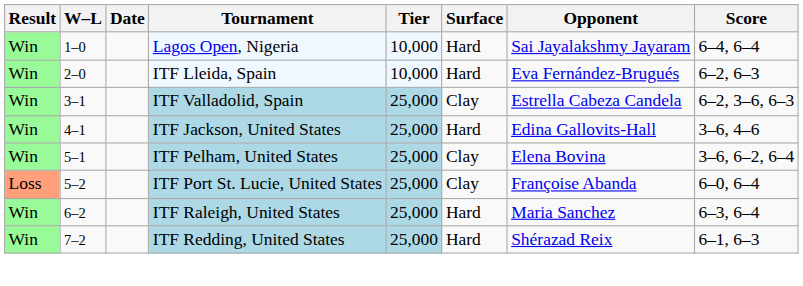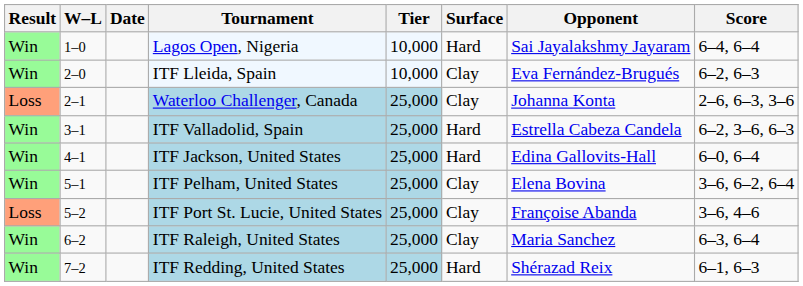(463, 73) Hard -> (462, 73) Clay
+ row: (255, 101)
(462, 101) Clay -> (463, 128) Hard
(729, 128) 3–6, 4–6 -> (729, 156) 6–0, 6–4
(729, 184) 6–0, 6–4 -> (729, 211) 3–6, 4–6
(463, 211) Hard -> (462, 239) Clay
